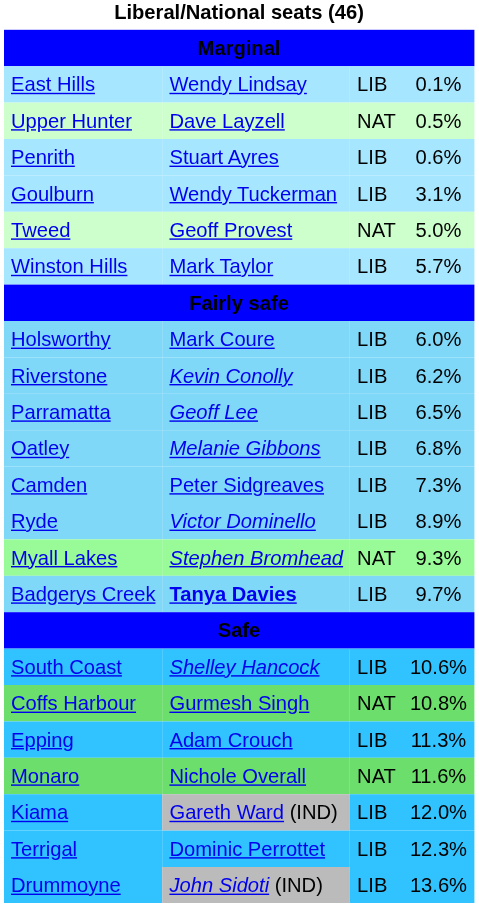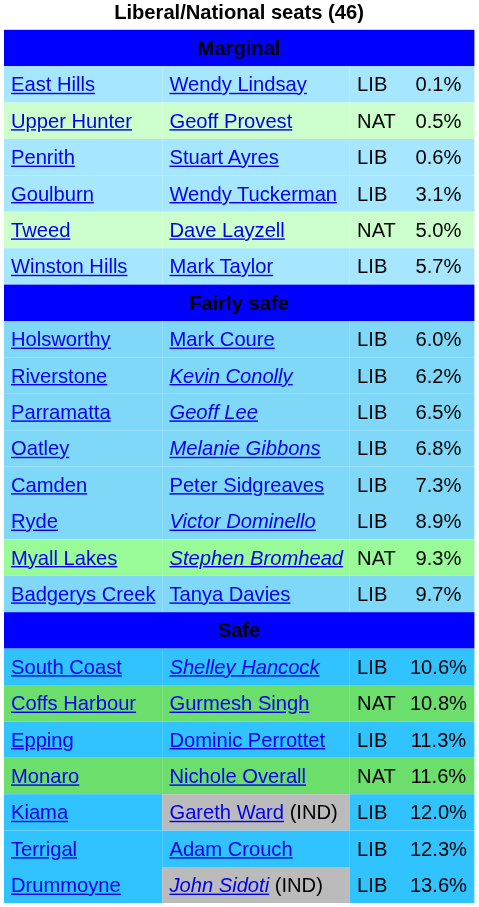(227, 120) Dave Layzell -> (231, 120) Geoff Provest
(231, 230) Geoff Provest -> (227, 230) Dave Layzell
(233, 594) bold -> (230, 594) normal
(231, 739) Adam Crouch -> (247, 739) Dominic Perrottet
(247, 848) Dominic Perrottet -> (231, 848) Adam Crouch
